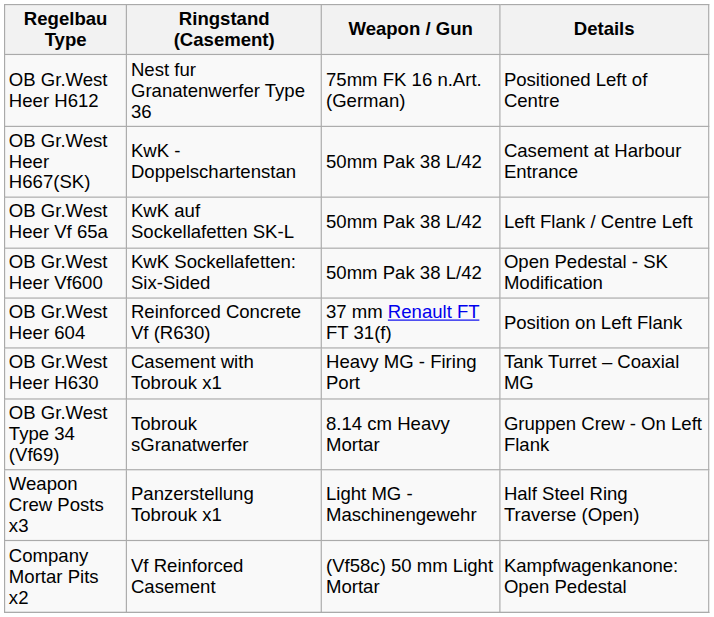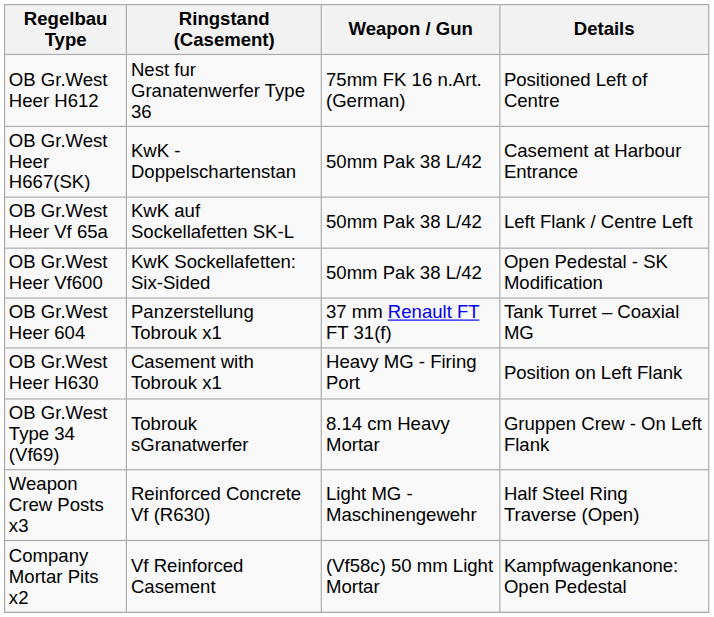(216, 322) Reinforced Concrete Vf (R630) -> (192, 322) Panzerstellung Tobrouk x1
(593, 322) Position on Left Flank -> (592, 322) Tank Turret – Coaxial MG
(592, 373) Tank Turret – Coaxial MG -> (593, 373) Position on Left Flank
(192, 505) Panzerstellung Tobrouk x1 -> (216, 505) Reinforced Concrete Vf (R630)
